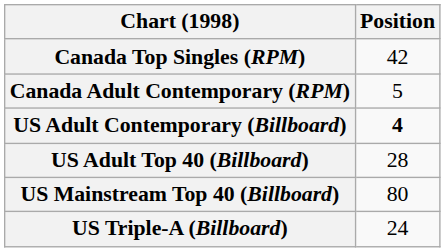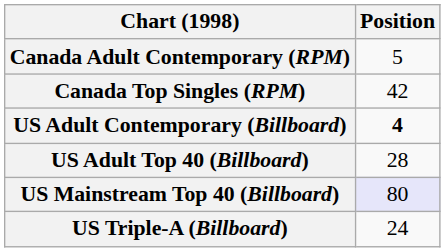rows swapped: (180, 56) <-> (180, 90)
(398, 194) no background -> (398, 194) lavender background
